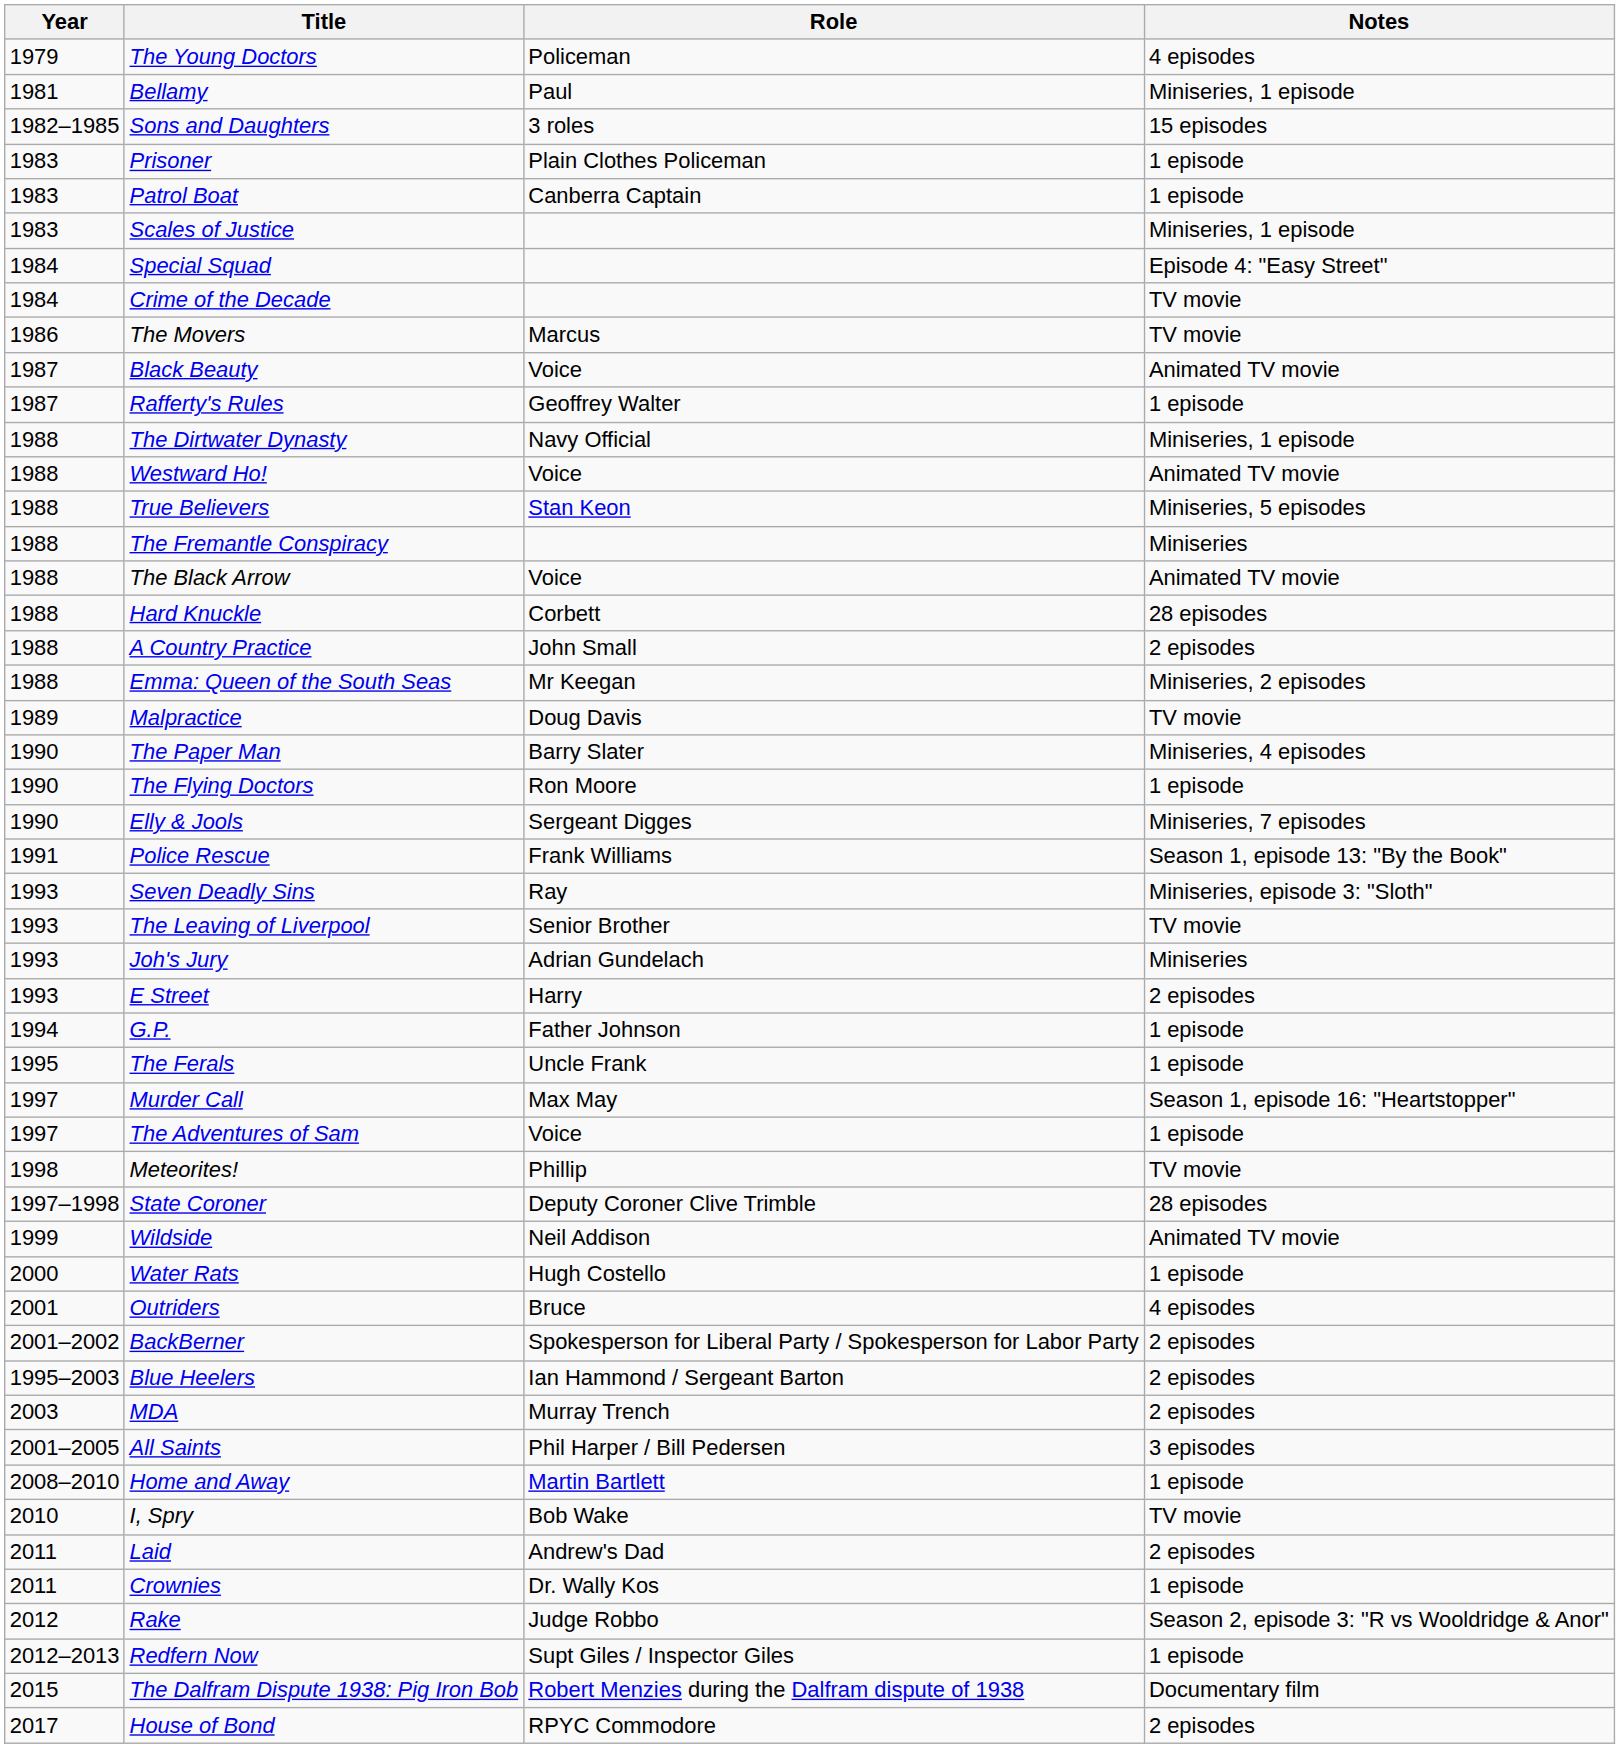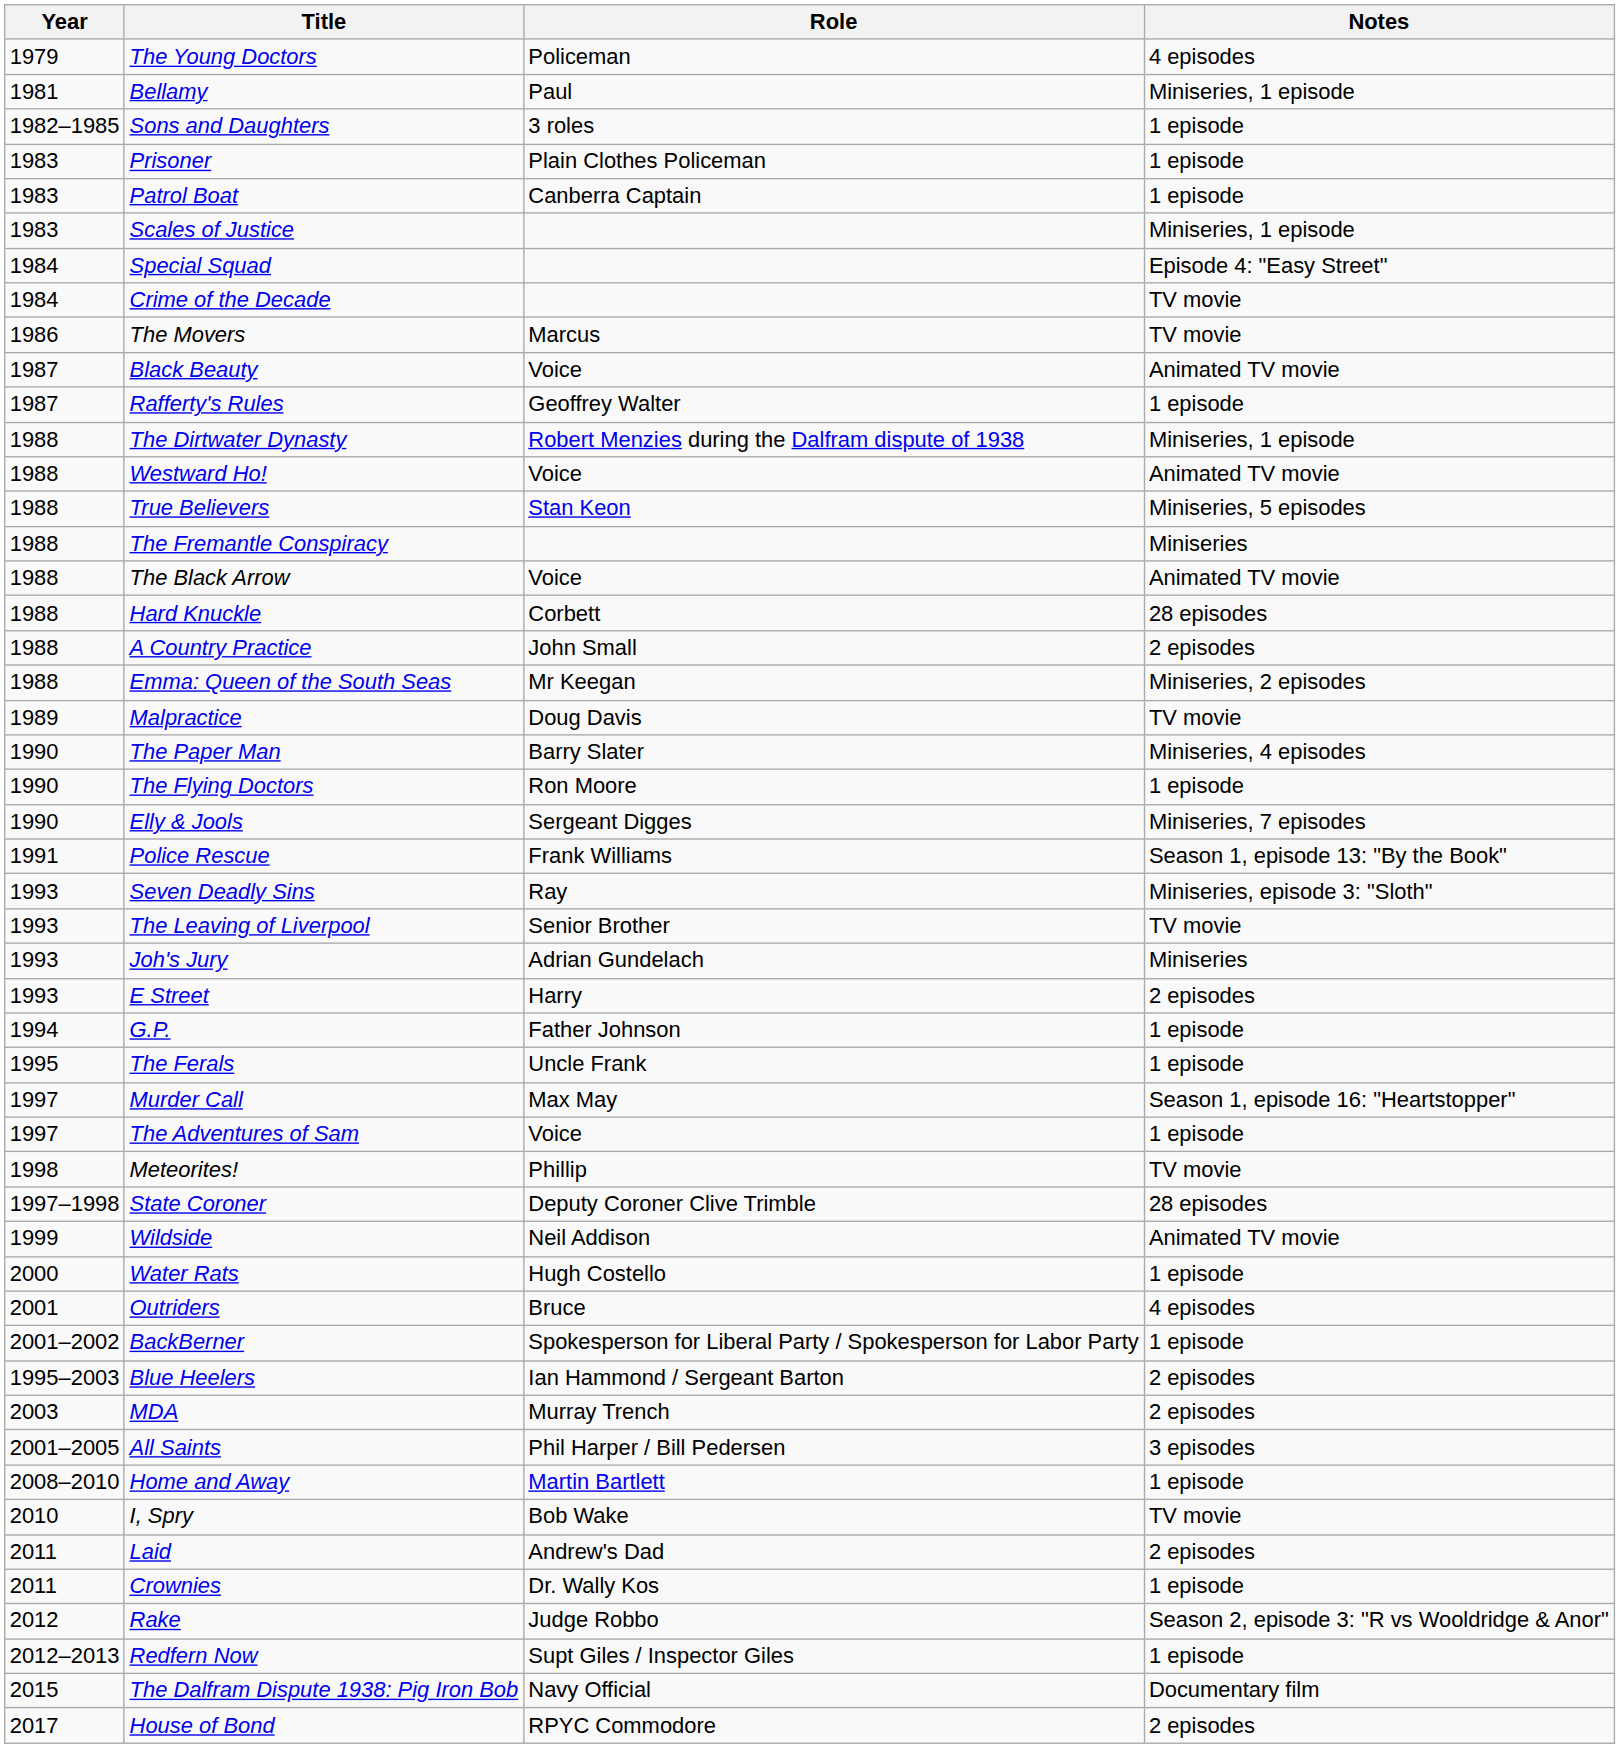(1208, 126) 15 episodes -> (1196, 126) 1 episode
(590, 439) Navy Official -> (776, 439) Robert Menzies during the Dalfram dispute of 1938
(1202, 1342) 2 episodes -> (1196, 1342) 1 episode
(776, 1690) Robert Menzies during the Dalfram dispute of 1938 -> (590, 1690) Navy Official
